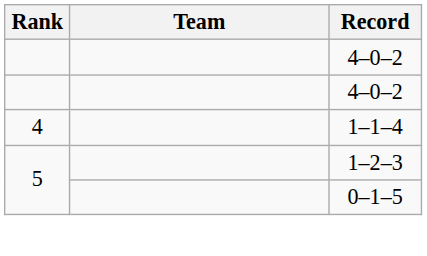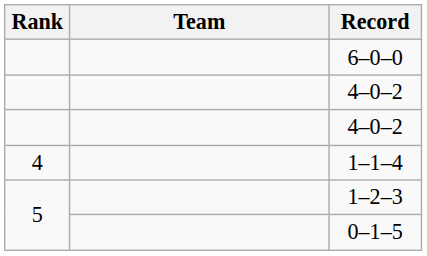+ row: (37, 57)
